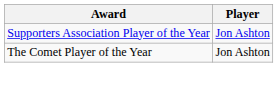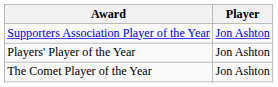+ row: (71, 52)
